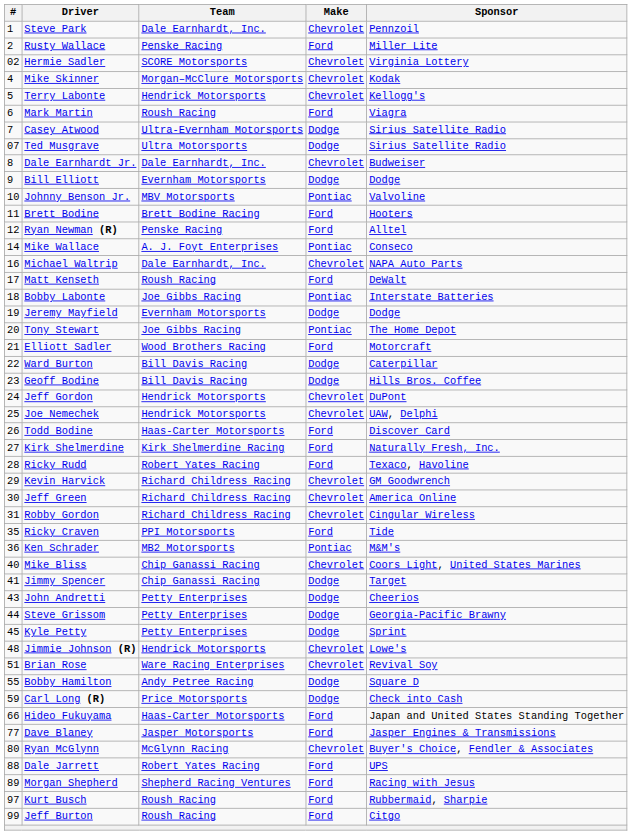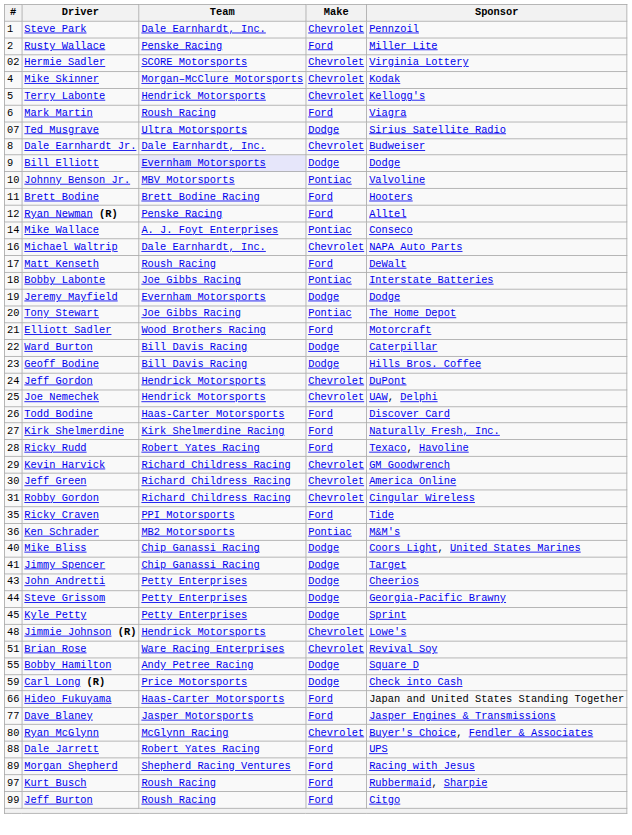- row: (62, 130)
(204, 181) no background -> (204, 164) lavender background
(336, 566) Chevrolet -> (324, 549) Dodge
